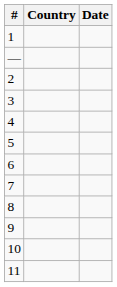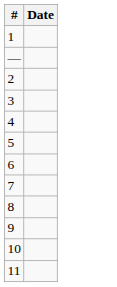- column: (51, 15)
